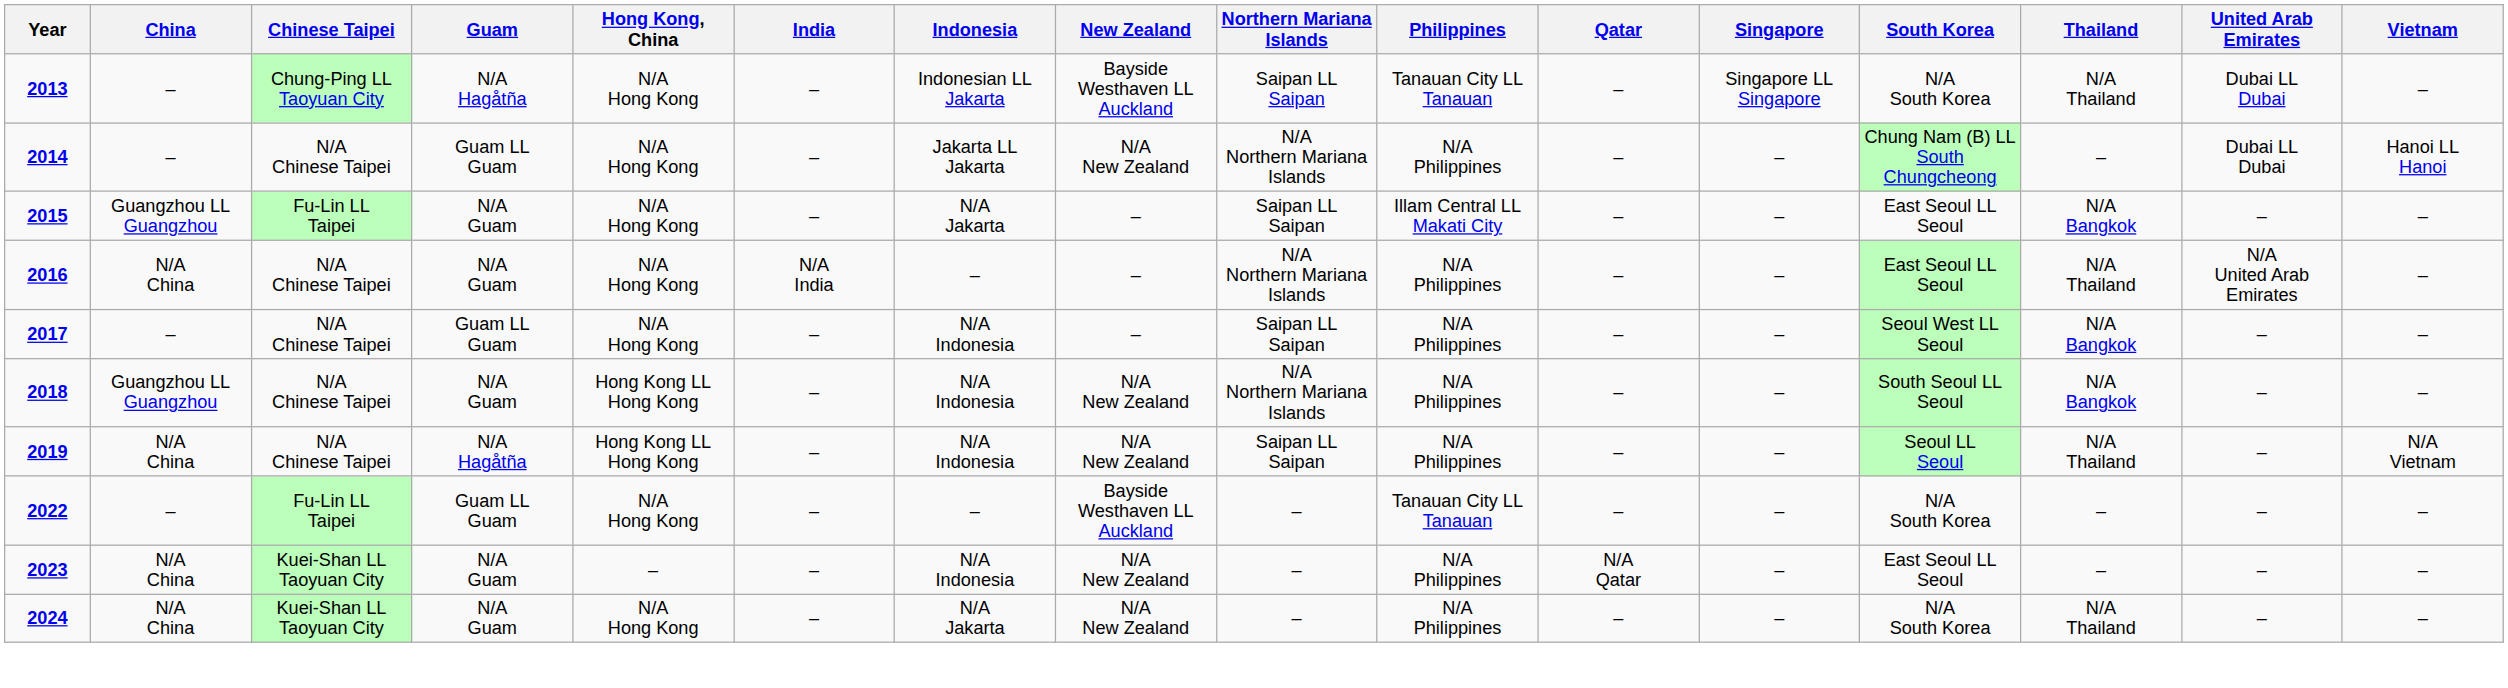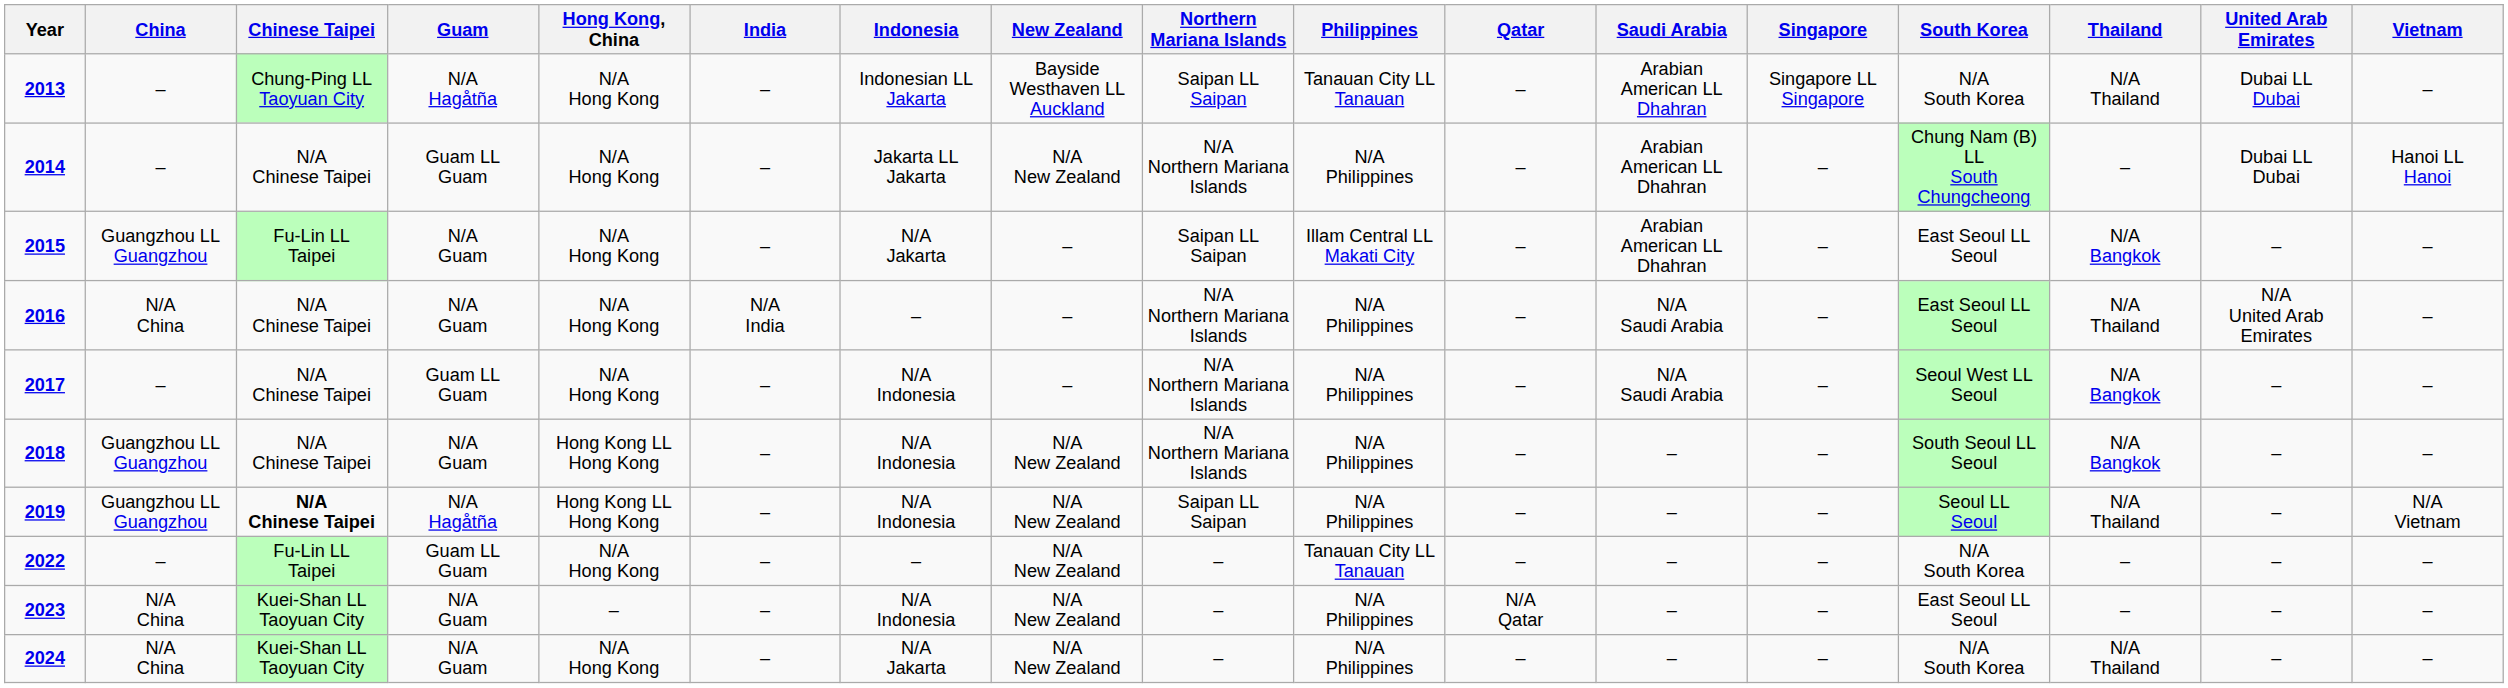+ column: (1672, 29)
(1297, 334) Saipan LL Saipan -> (1218, 384) N/A Northern Mariana Islands
(171, 452) N/A China -> (161, 512) Guangzhou LL Guangzhou
(331, 452) normal -> (312, 512) bold
(1136, 511) Bayside Westhaven LL Auckland -> (1067, 561) N/A New Zealand
